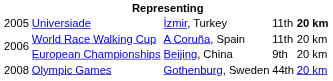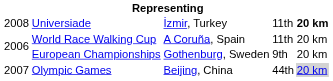(17, 23) 2005 -> (17, 23) 2008
(198, 54) Beijing, China -> (216, 54) Gothenburg, Sweden
(17, 70) 2008 -> (17, 70) 2007
(216, 70) Gothenburg, Sweden -> (198, 70) Beijing, China
(312, 70) no background -> (312, 70) lightgrey background
